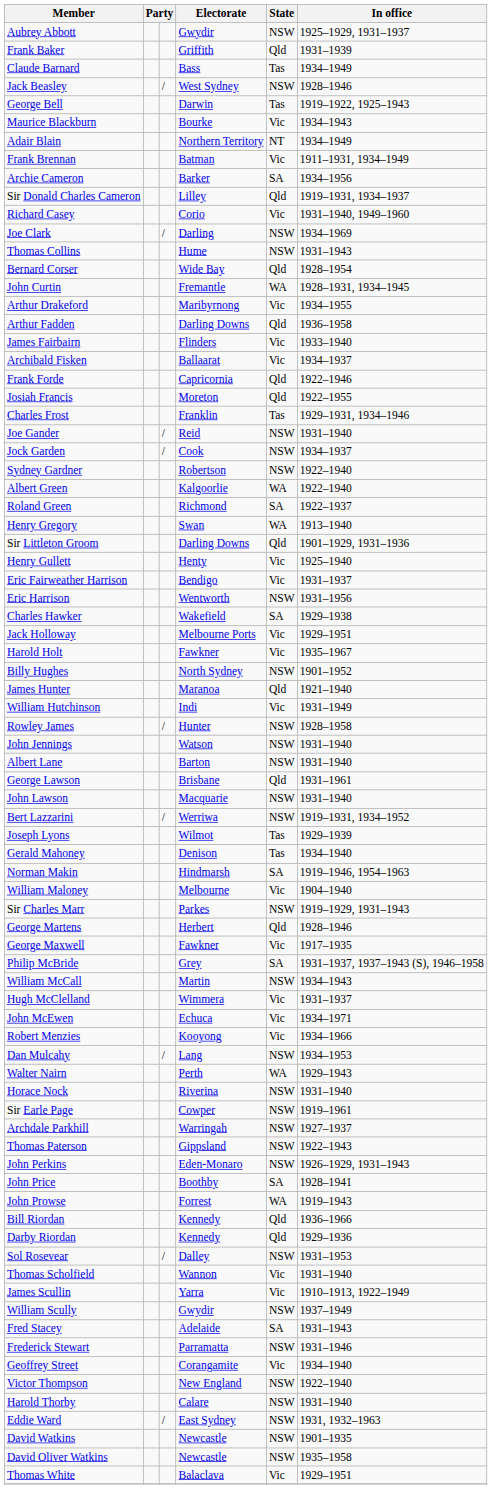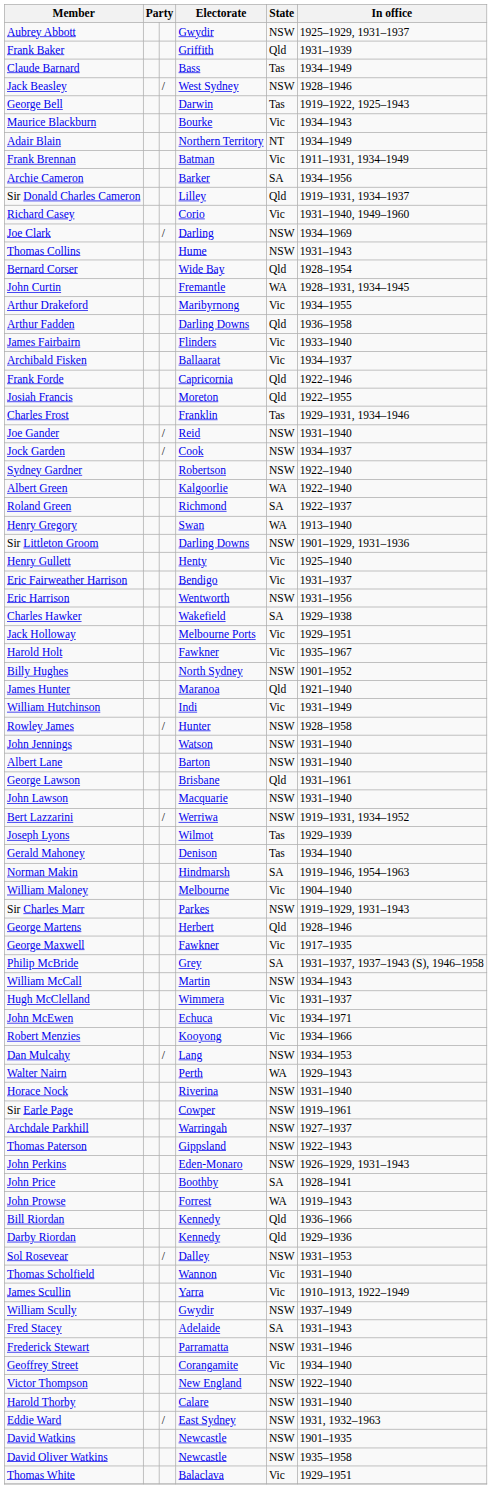(278, 543) Qld -> (282, 543) NSW
